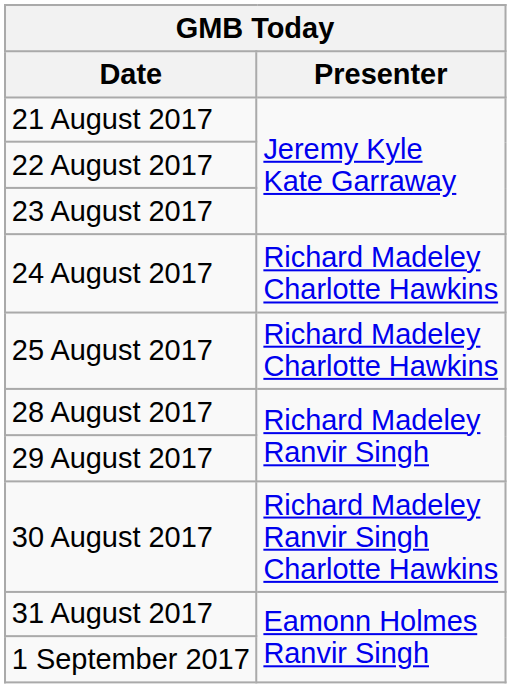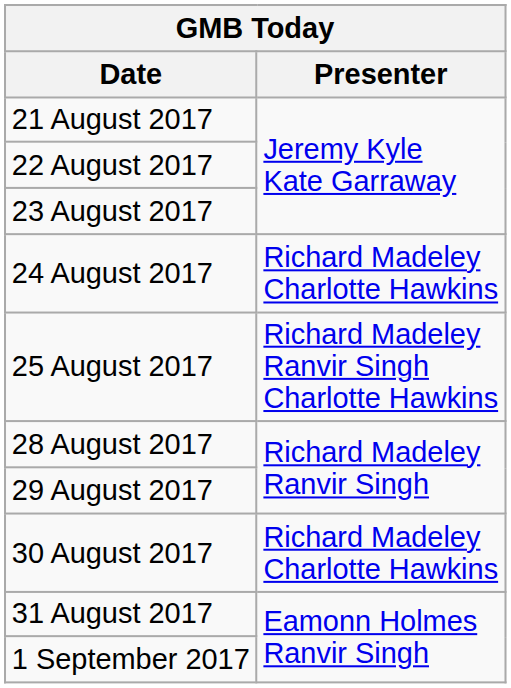(381, 351) Richard Madeley Charlotte Hawkins -> (381, 367) Richard Madeley Ranvir Singh Charlotte Hawkins
(381, 536) Richard Madeley Ranvir Singh Charlotte Hawkins -> (381, 552) Richard Madeley Charlotte Hawkins
